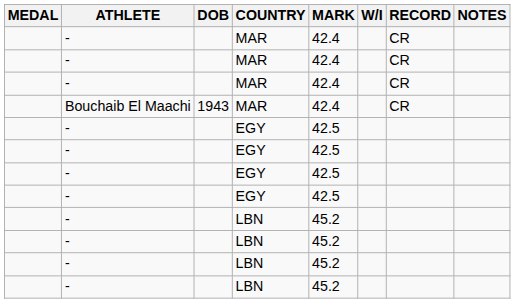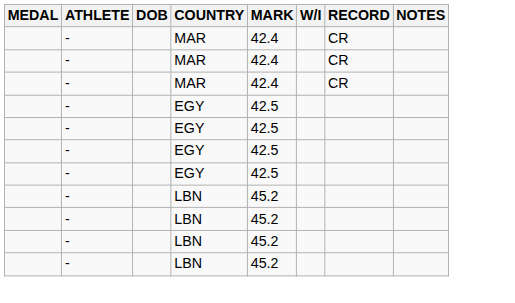- row: (128, 106)
